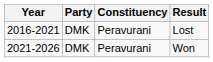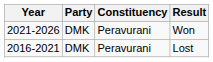rows swapped: (184, 48) <-> (183, 30)
